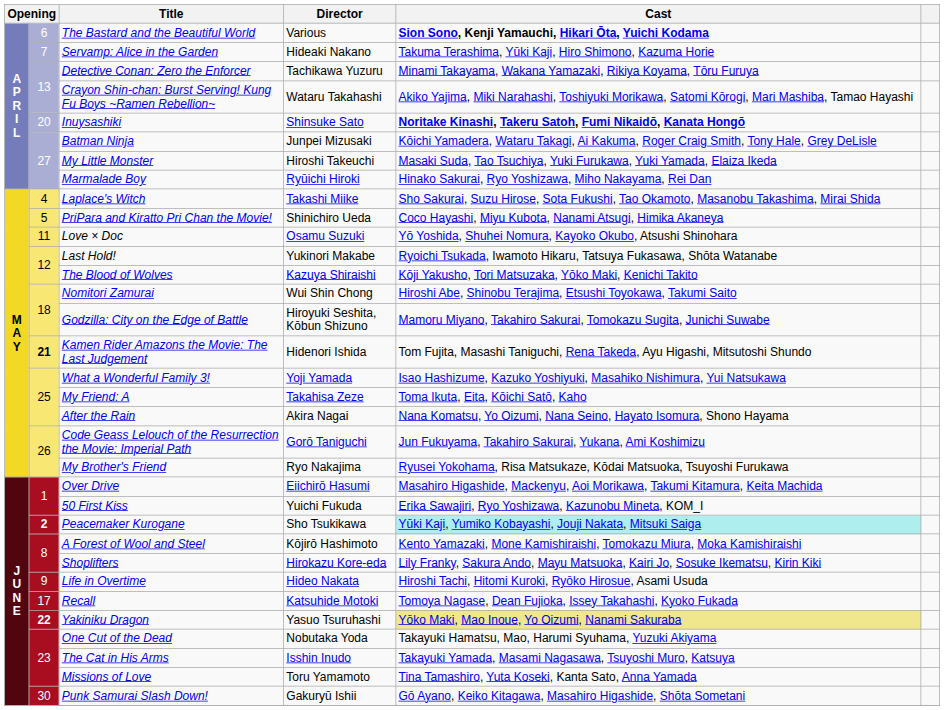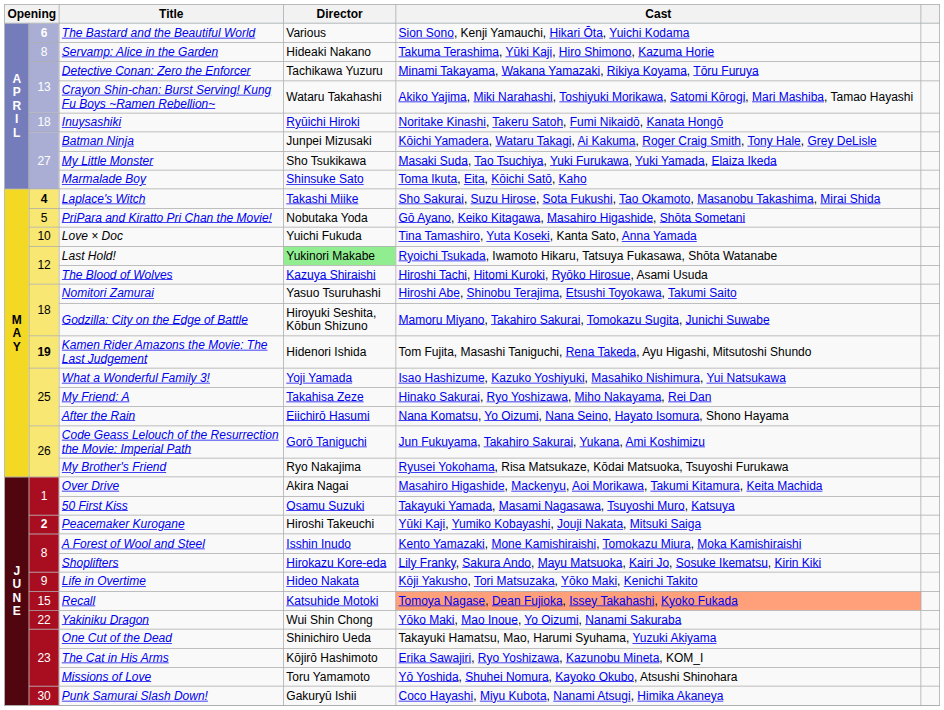(44, 33) normal -> (44, 33) bold
(554, 33) bold -> (544, 33) normal
(44, 52) 7 -> (44, 52) 8
(44, 122) 20 -> (44, 122) 18
(325, 122) Shinsuke Sato -> (323, 122) Ryūichi Hiroki
(572, 122) bold -> (561, 122) normal
(330, 160) Hiroshi Takeuchi -> (326, 160) Sho Tsukikawa
(323, 179) Ryūichi Hiroki -> (325, 179) Shinsuke Sato
(555, 179) Hinako Sakurai, Ryo Yoshizawa, Miho Nakayama, Rei Dan -> (493, 179) Toma Ikuta, Eita, Kōichi Satō, Kaho
(44, 198) normal -> (44, 198) bold
(329, 217) Shinichiro Ueda -> (327, 217) Nobutaka Yoda
(561, 217) Coco Hayashi, Miyu Kubota, Nanami Atsugi, Himika Akaneya -> (572, 217) Gō Ayano, Keiko Kitagawa, Masahiro Higashide, Shōta Sometani
(44, 236) 11 -> (44, 236) 10
(325, 236) Osamu Suzuki -> (324, 236) Yuichi Fukuda
(568, 236) Yō Yoshida, Shuhei Nomura, Kayoko Okubo, Atsushi Shinohara -> (548, 236) Tina Tamashiro, Yuta Koseki, Kanta Sato, Anna Yamada
(331, 255) no background -> (331, 255) lightgreen background
(548, 274) Kōji Yakusho, Tori Matsuzaka, Yōko Maki, Kenichi Takito -> (553, 274) Hiroshi Tachi, Hitomi Kuroki, Ryōko Hirosue, Asami Usuda
(330, 293) Wui Shin Chong -> (333, 293) Yasuo Tsuruhashi
(44, 352) 21 -> (44, 352) 19
(493, 397) Toma Ikuta, Eita, Kōichi Satō, Kaho -> (555, 397) Hinako Sakurai, Ryo Yoshizawa, Miho Nakayama, Rei Dan
(317, 416) Akira Nagai -> (328, 416) Eiichirō Hasumi
(328, 486) Eiichirō Hasumi -> (317, 486) Akira Nagai
(324, 505) Yuichi Fukuda -> (325, 505) Osamu Suzuki
(551, 505) Erika Sawajiri, Ryo Yoshizawa, Kazunobu Mineta, KOM_I -> (567, 505) Takayuki Yamada, Masami Nagasawa, Tsuyoshi Muro, Katsuya
(326, 524) Sho Tsukikawa -> (330, 524) Hiroshi Takeuchi
(550, 524) paleturquoise background -> (550, 524) no background
(332, 543) Kōjirō Hashimoto -> (319, 543) Isshin Inudo
(553, 581) Hiroshi Tachi, Hitomi Kuroki, Ryōko Hirosue, Asami Usuda -> (548, 581) Kōji Yakusho, Tori Matsuzaka, Yōko Maki, Kenichi Takito
(44, 600) 17 -> (44, 600) 15
(568, 600) no background -> (568, 600) lightsalmon background
(44, 619) bold -> (44, 619) normal
(333, 619) Yasuo Tsuruhashi -> (330, 619) Wui Shin Chong
(540, 619) khaki background -> (540, 619) no background
(327, 638) Nobutaka Yoda -> (329, 638) Shinichiro Ueda
(319, 657) Isshin Inudo -> (332, 657) Kōjirō Hashimoto
(567, 657) Takayuki Yamada, Masami Nagasawa, Tsuyoshi Muro, Katsuya -> (551, 657) Erika Sawajiri, Ryo Yoshizawa, Kazunobu Mineta, KOM_I
(548, 677) Tina Tamashiro, Yuta Koseki, Kanta Sato, Anna Yamada -> (568, 677) Yō Yoshida, Shuhei Nomura, Kayoko Okubo, Atsushi Shinohara
(572, 696) Gō Ayano, Keiko Kitagawa, Masahiro Higashide, Shōta Sometani -> (561, 696) Coco Hayashi, Miyu Kubota, Nanami Atsugi, Himika Akaneya
